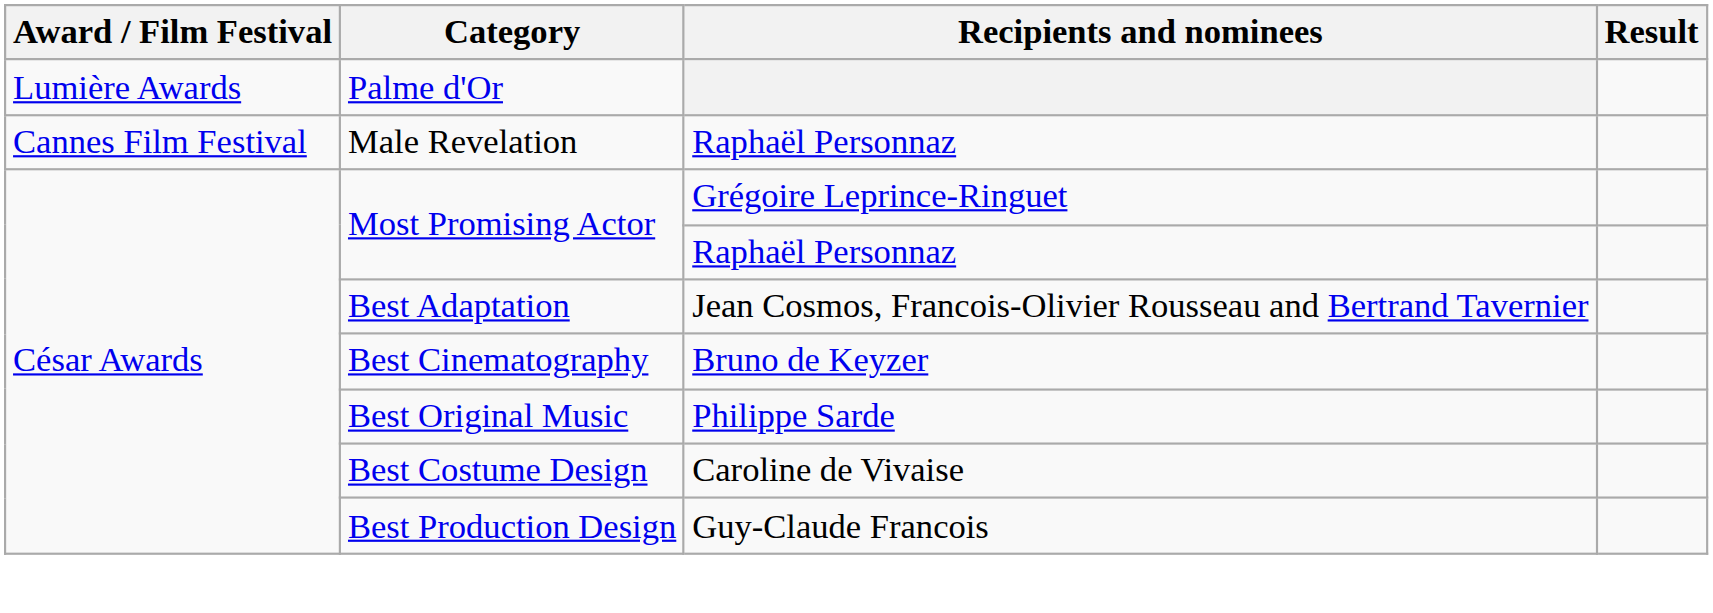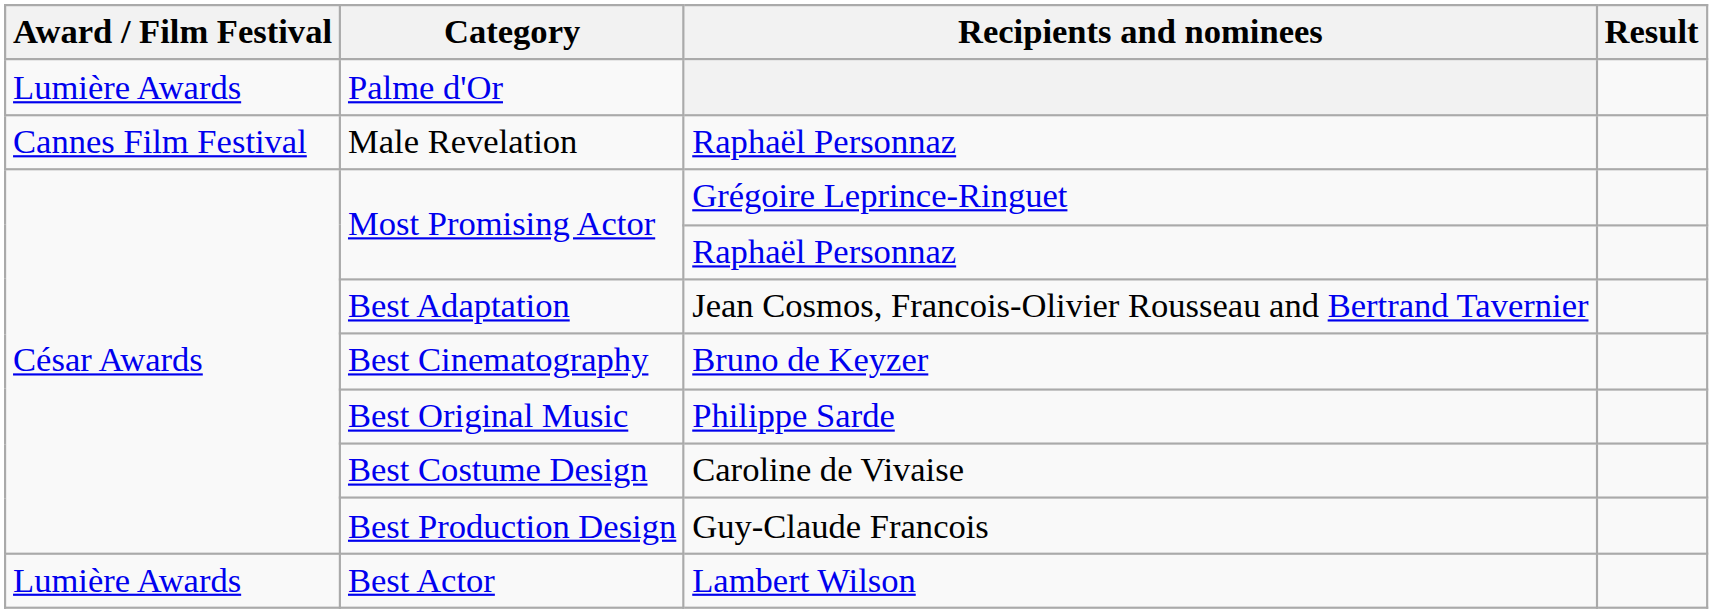+ row: (421, 580)
